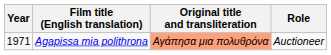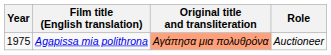(19, 41) 1971 -> (19, 41) 1975
